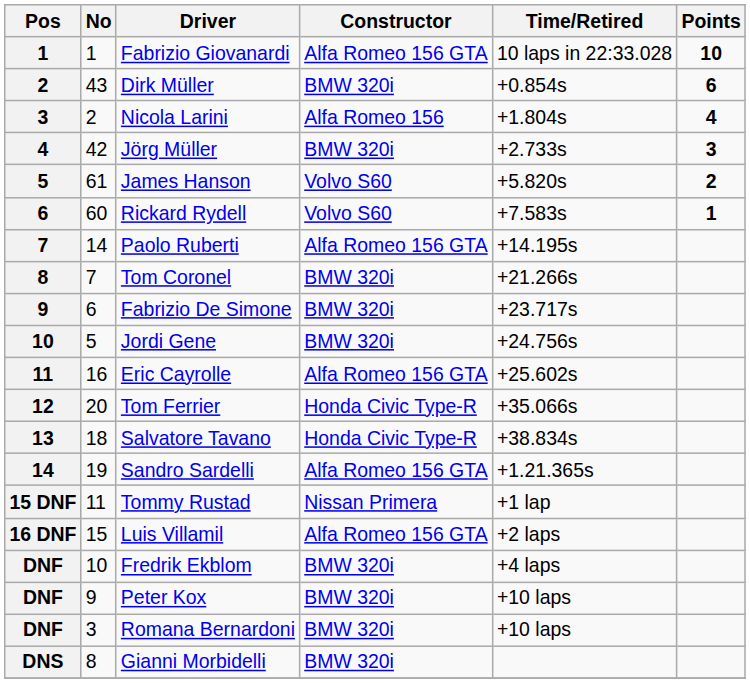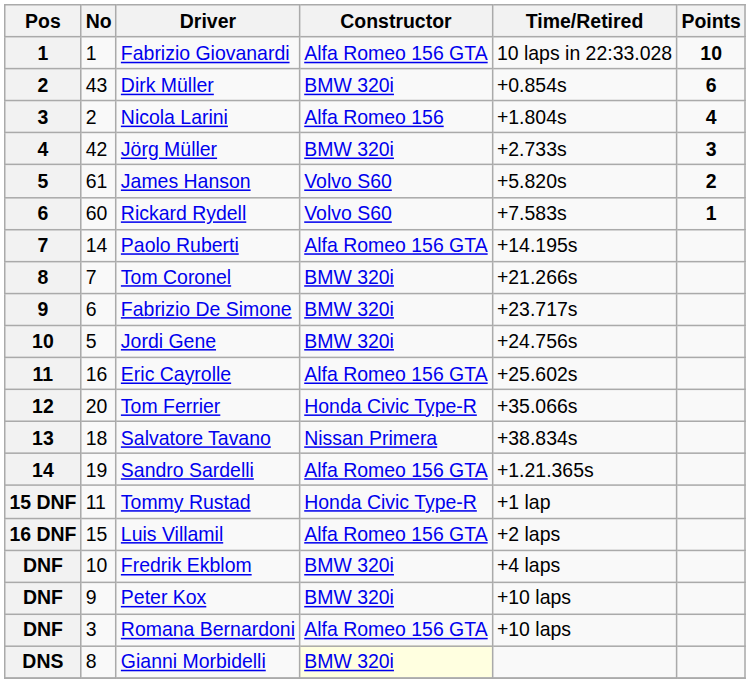(391, 437) Honda Civic Type-R -> (371, 437) Nissan Primera
(371, 502) Nissan Primera -> (391, 502) Honda Civic Type-R
(349, 630) BMW 320i -> (396, 630) Alfa Romeo 156 GTA
(349, 662) no background -> (349, 662) lightyellow background
